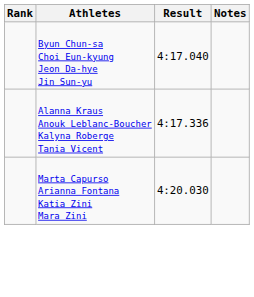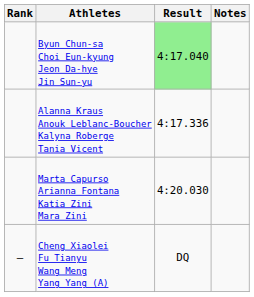(183, 56) no background -> (183, 56) lightgreen background
+ row: (73, 265)
